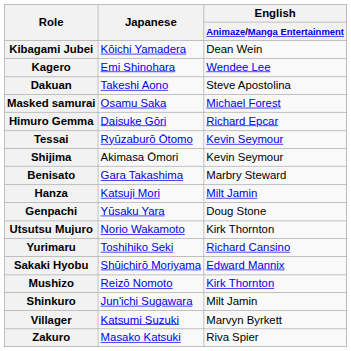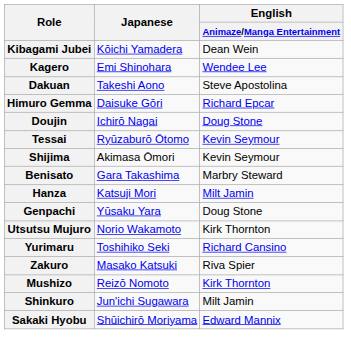- row: (51, 103)
+ row: (49, 121)
rows swapped: (51, 337) <-> (51, 265)
- row: (51, 319)
